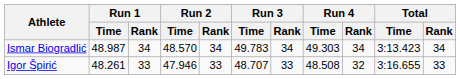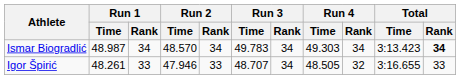(439, 49) normal -> (439, 49) bold
(287, 66) 33 -> (287, 66) 34
(323, 66) 48.508 -> (323, 66) 48.505
